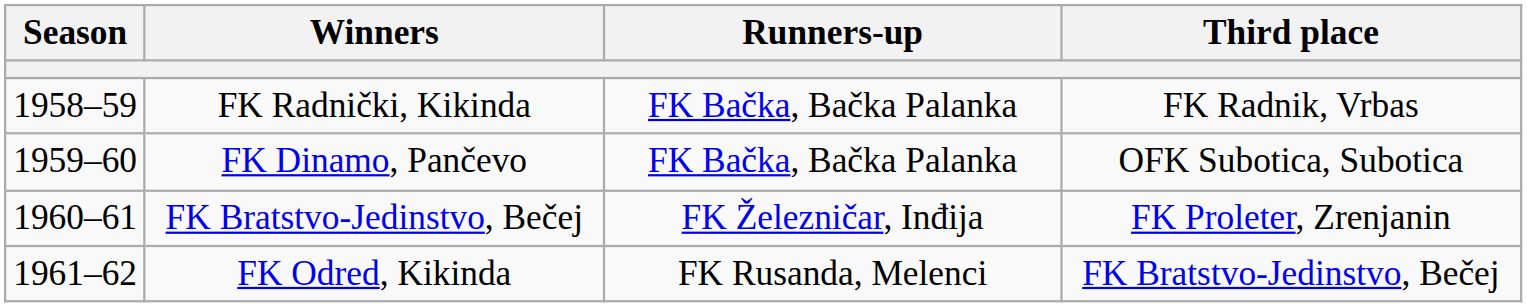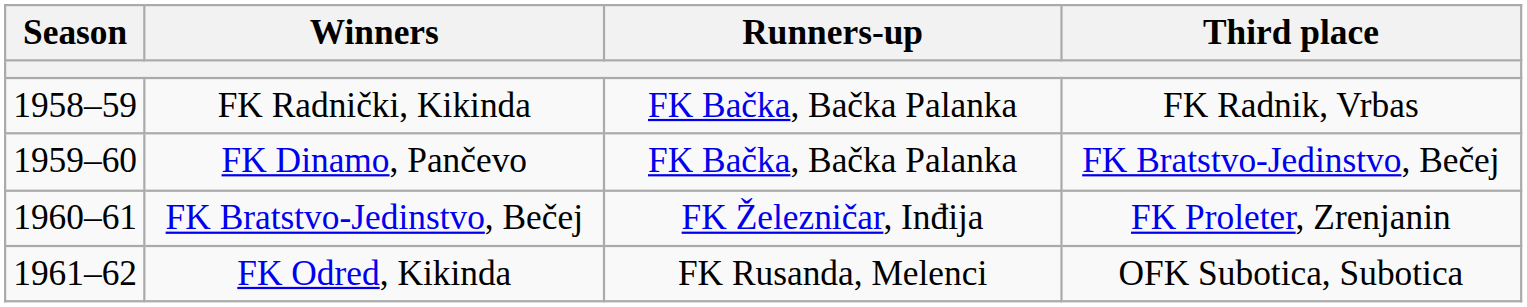(1291, 160) OFK Subotica, Subotica -> (1291, 160) FK Bratstvo-Jedinstvo, Bečej
(1291, 273) FK Bratstvo-Jedinstvo, Bečej -> (1291, 273) OFK Subotica, Subotica
